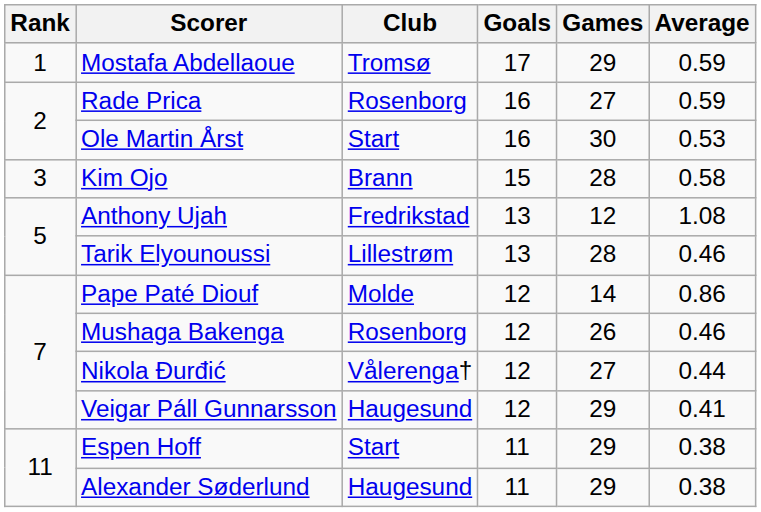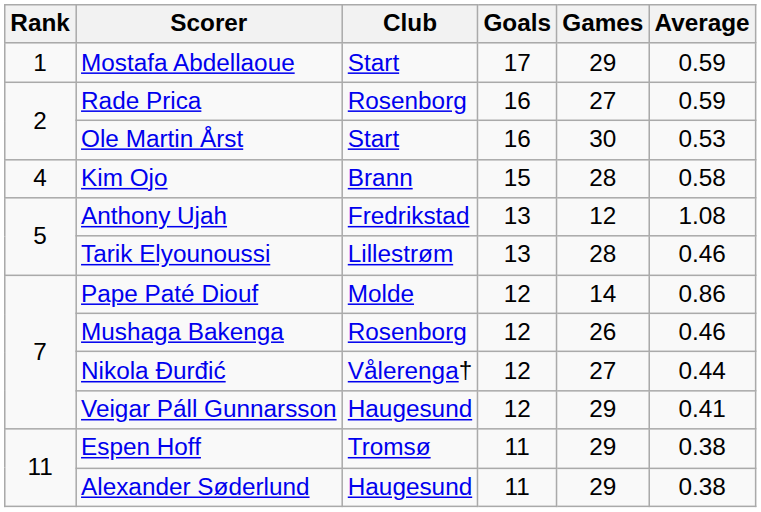(389, 62) Tromsø -> (373, 62) Start
(40, 178) 3 -> (40, 178) 4
(373, 448) Start -> (389, 448) Tromsø
